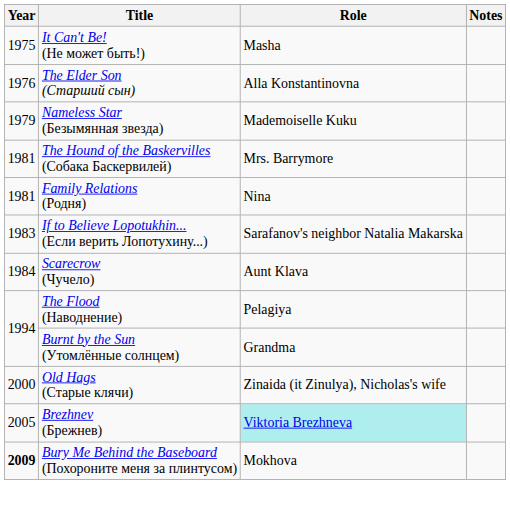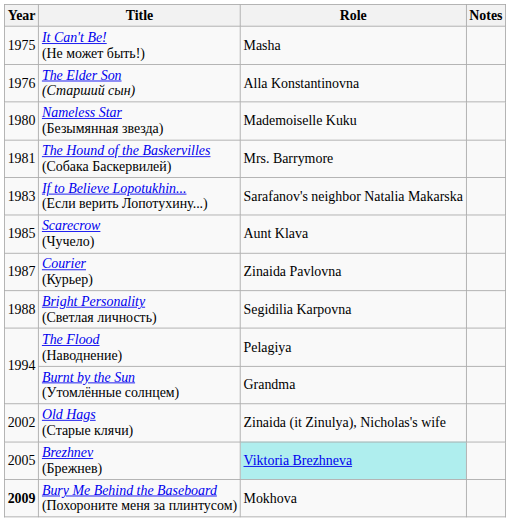(22, 120) 1979 -> (22, 120) 1980
- row: (90, 196)
(22, 271) 1984 -> (22, 234) 1985
+ row: (67, 271)
+ row: (99, 309)
(22, 385) 2000 -> (22, 422) 2002
